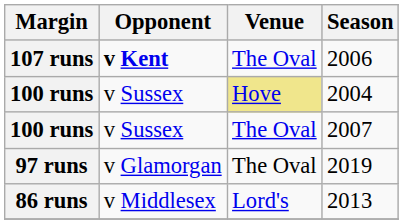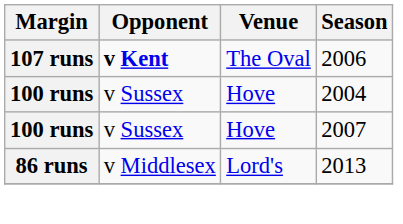(257, 93) khaki background -> (251, 93) no background
(274, 129) The Oval -> (251, 129) Hove
- row: (350, 165)
